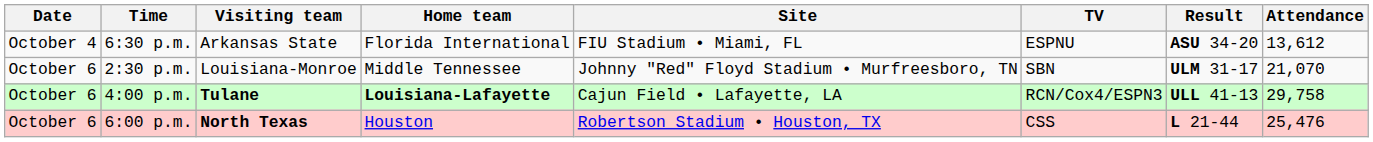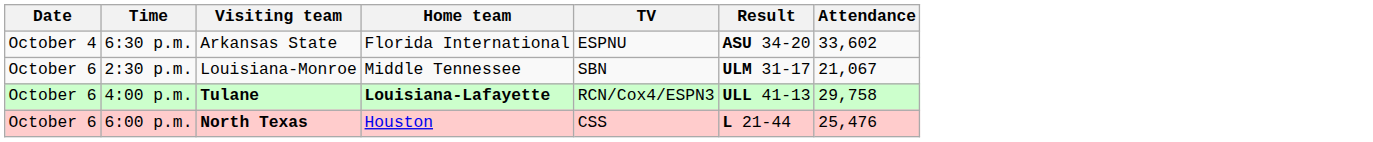- column: (798, 18)
(1296, 44) 13,612 -> (848, 44) 33,602
(1296, 71) 21,070 -> (848, 71) 21,067
